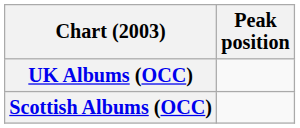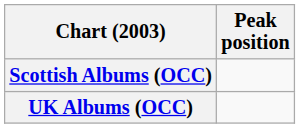rows swapped: (111, 107) <-> (111, 75)
